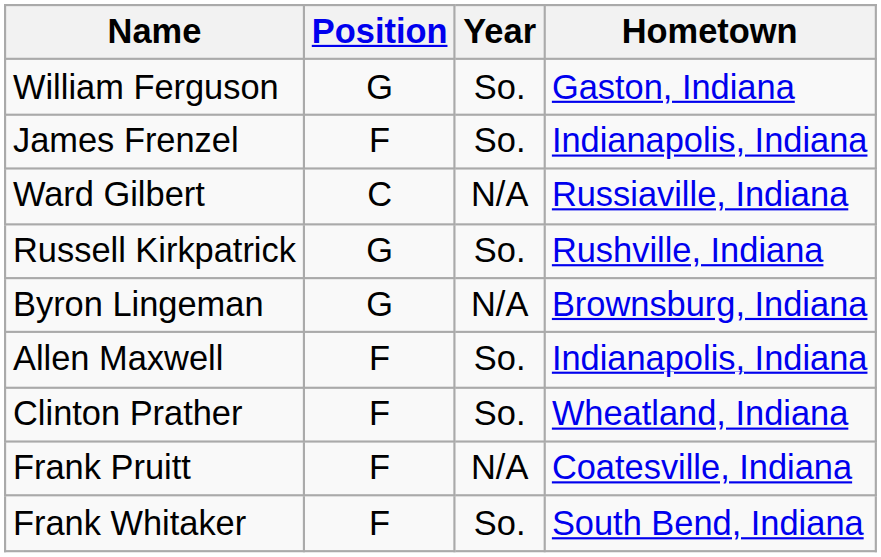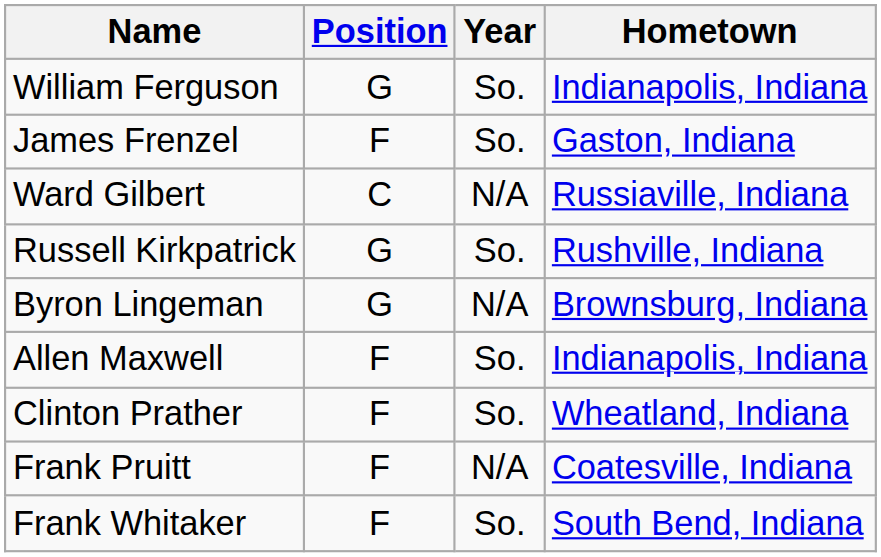(673, 86) Gaston, Indiana -> (710, 86) Indianapolis, Indiana
(710, 140) Indianapolis, Indiana -> (673, 140) Gaston, Indiana
